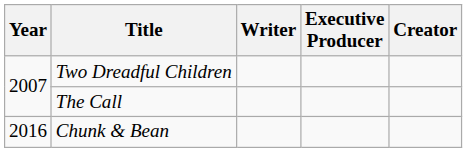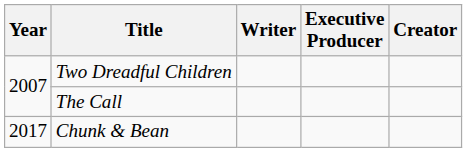(28, 131) 2016 -> (28, 131) 2017
